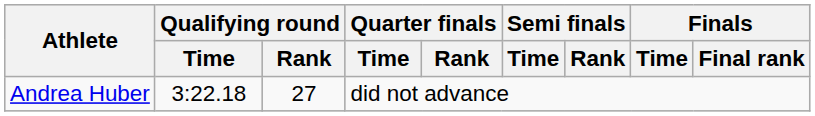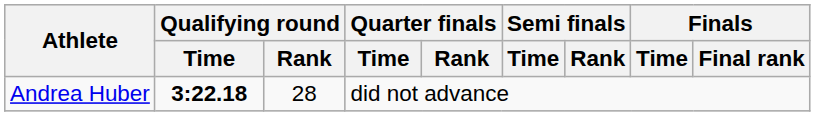(209, 94) normal -> (209, 94) bold
(304, 94) 27 -> (304, 94) 28
